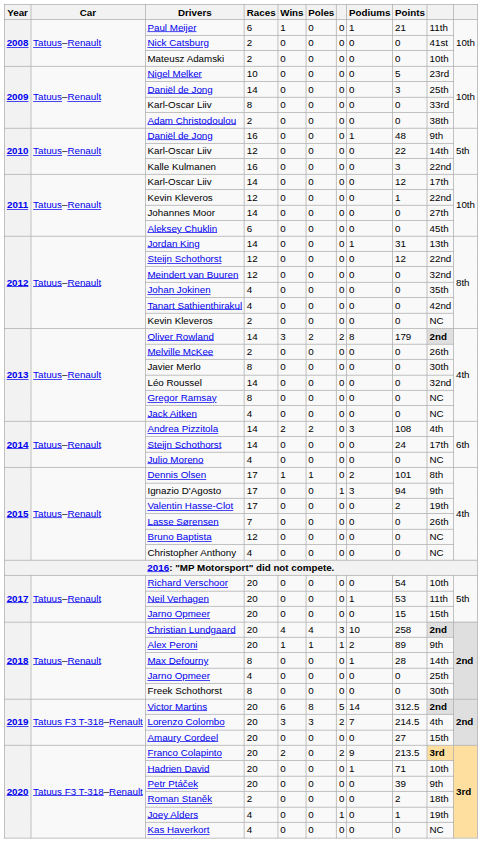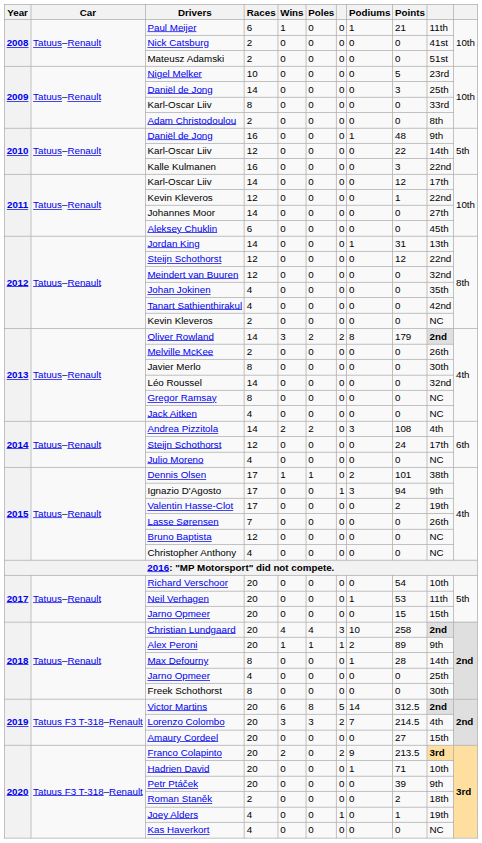(439, 58) 10th -> (439, 58) 51st
(439, 120) 38th -> (436, 120) 8th
(252, 444) 14 -> (252, 444) 12
(436, 475) 8th -> (439, 475) 38th
